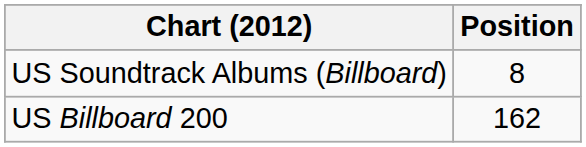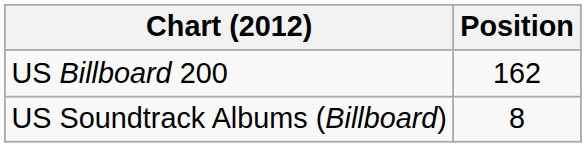rows swapped: (120, 118) <-> (229, 73)
